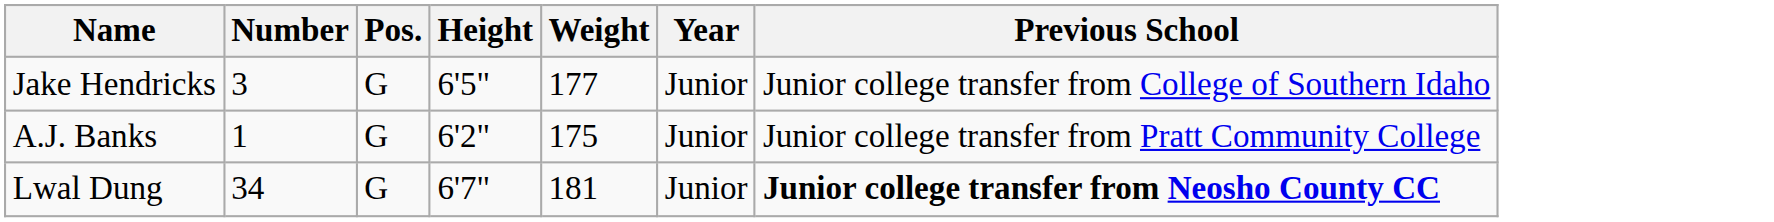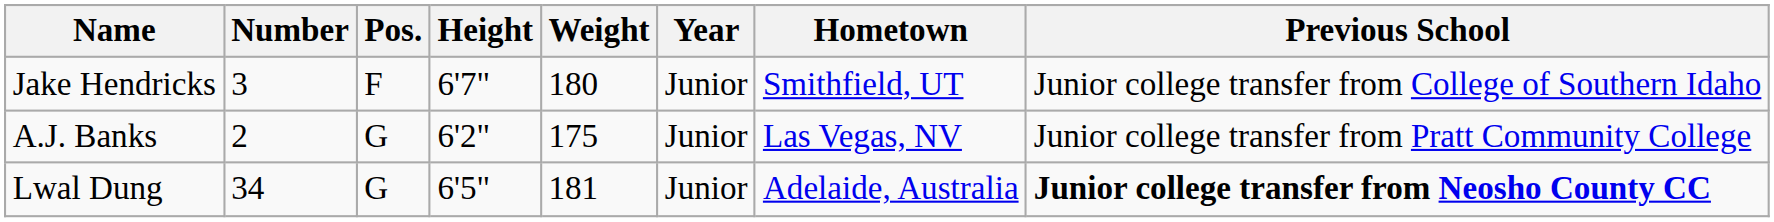+ column: (891, 30)
(376, 83) G -> (373, 83) F
(464, 83) 6'5" -> (464, 83) 6'7"
(573, 83) 177 -> (573, 83) 180
(239, 135) 1 -> (239, 135) 2
(464, 188) 6'7" -> (464, 188) 6'5"
